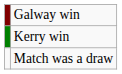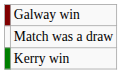rows swapped: (42, 36) <-> (63, 58)
